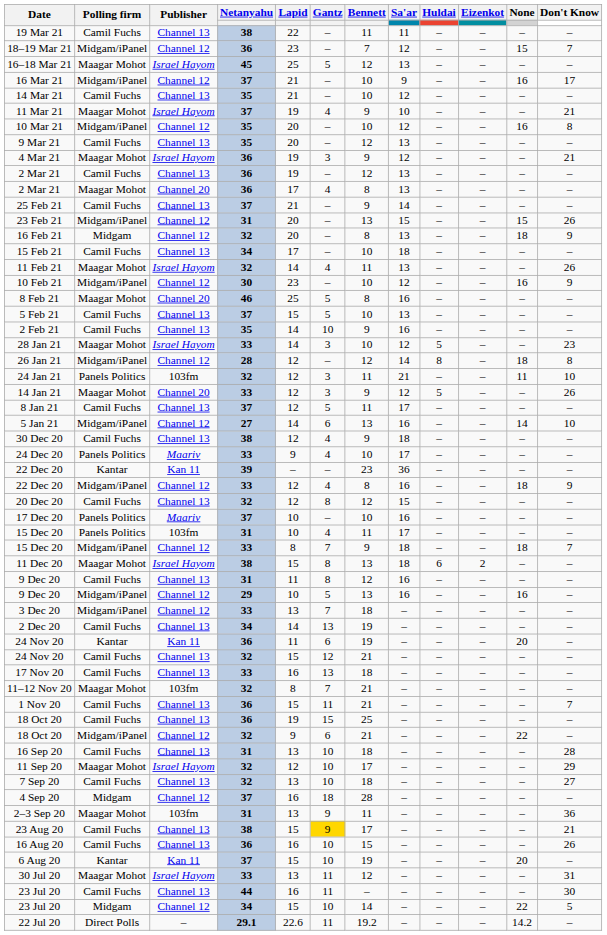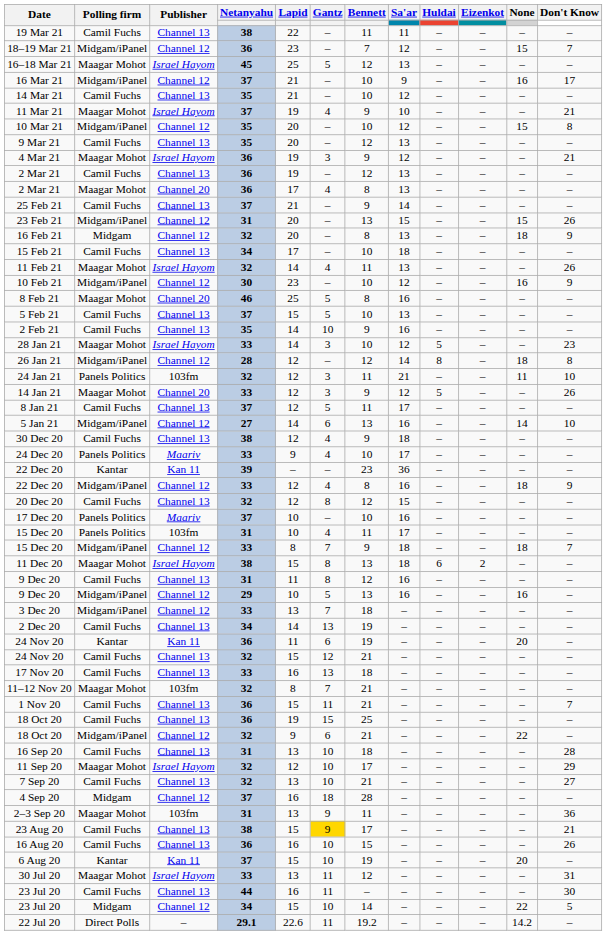(522, 127) 16 -> (522, 127) 15
(367, 782) 18 -> (367, 782) 21
